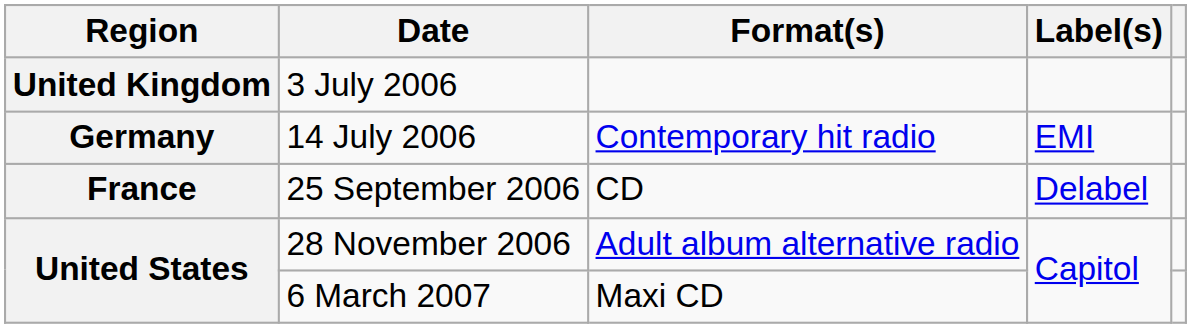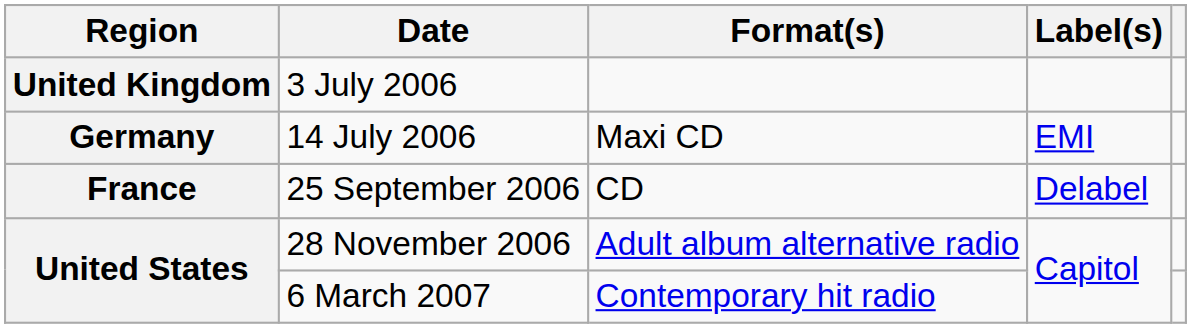(766, 137) Contemporary hit radio -> (660, 137) Maxi CD
(660, 296) Maxi CD -> (766, 296) Contemporary hit radio
